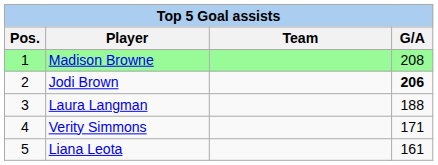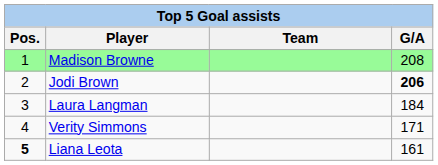(412, 105) 188 -> (412, 105) 184
(25, 150) normal -> (25, 150) bold
